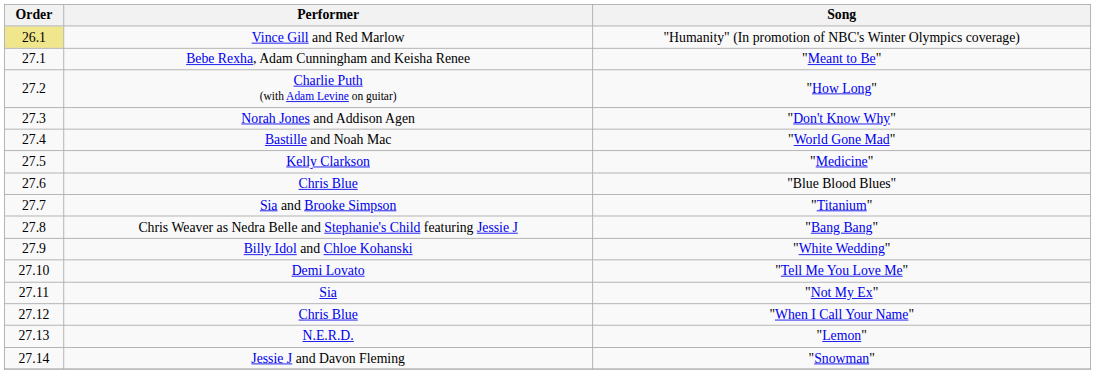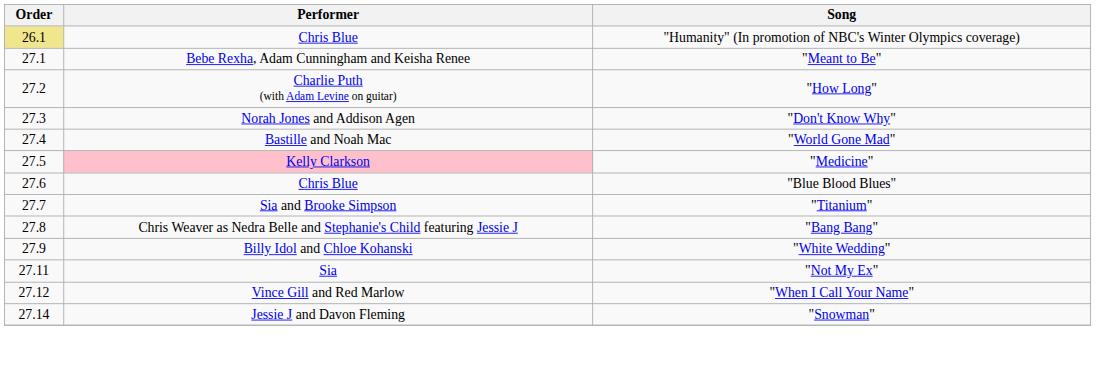(328, 37) Vince Gill and Red Marlow -> (328, 37) Chris Blue
(328, 161) no background -> (328, 161) pink background
- row: (842, 270)
(328, 314) Chris Blue -> (328, 292) Vince Gill and Red Marlow
- row: (842, 336)
